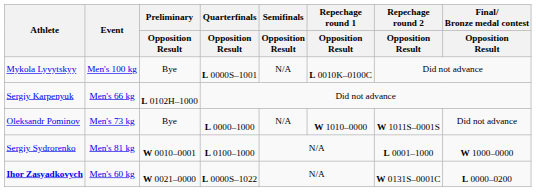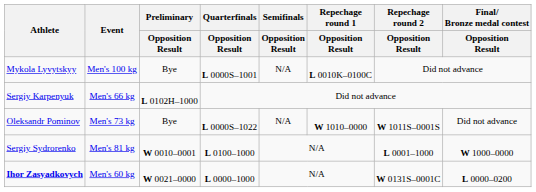(230, 127) L 0000–1000 -> (230, 127) L 0000S–1022
(230, 179) L 0000S–1022 -> (230, 179) L 0000–1000
